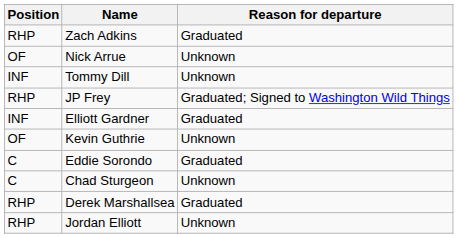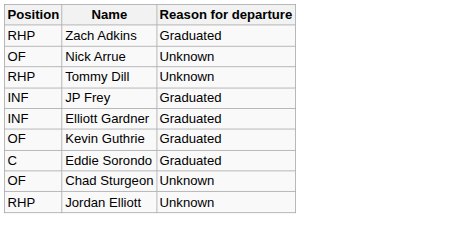(18, 77) INF -> (21, 77) RHP
(21, 98) RHP -> (18, 98) INF
(315, 98) Graduated; Signed to Washington Wild Things -> (191, 98) Graduated
(208, 139) Unknown -> (191, 139) Graduated
(12, 181) C -> (17, 181) OF
- row: (120, 202)
